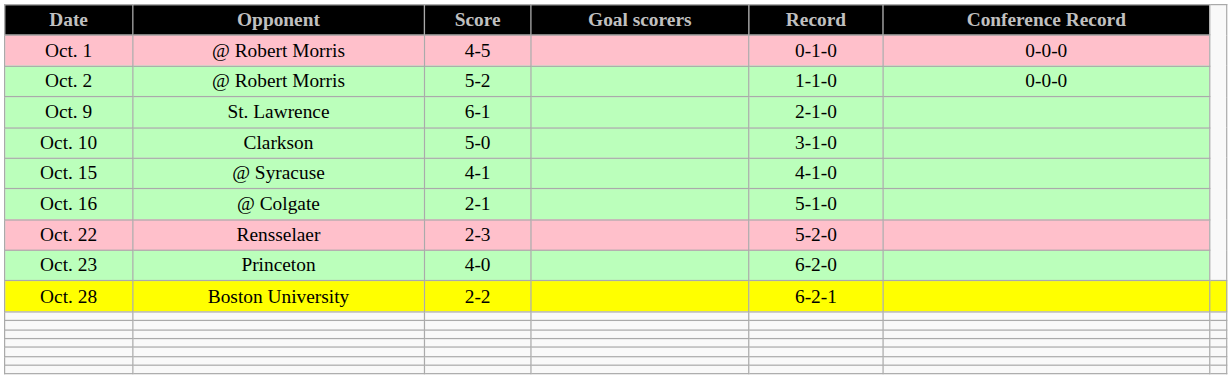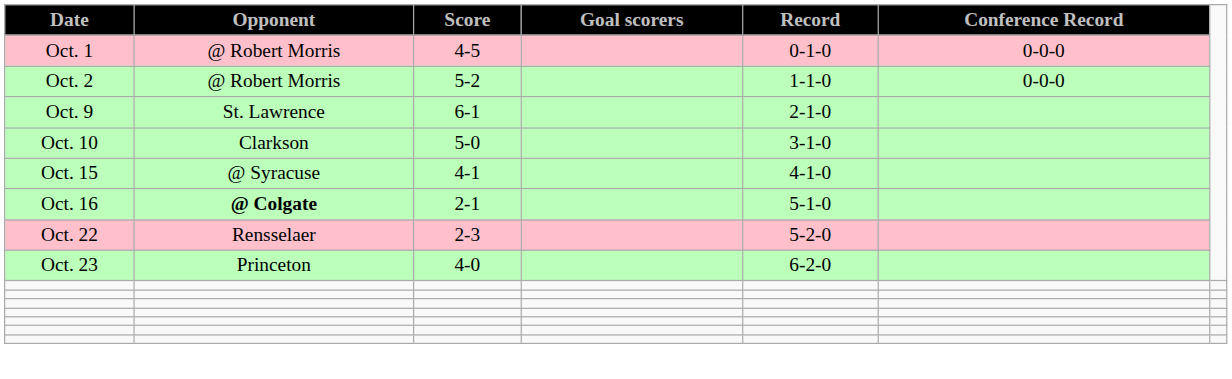(278, 204) normal -> (274, 204) bold
- row: (69, 296)
